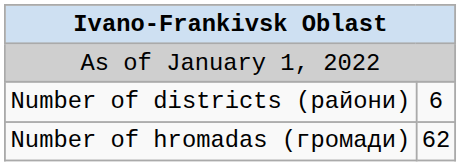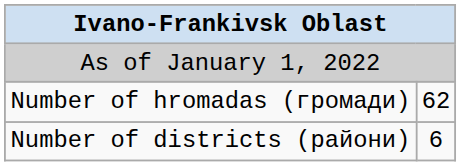rows swapped: (210, 102) <-> (210, 141)
